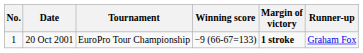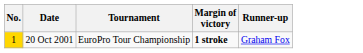- column: (226, 18)
(14, 40) no background -> (14, 40) gold background
